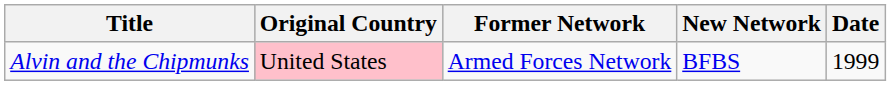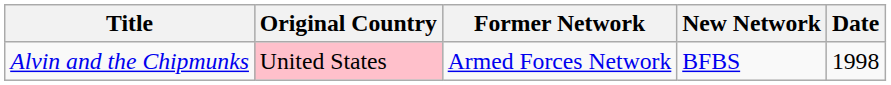(856, 60) 1999 -> (856, 60) 1998
